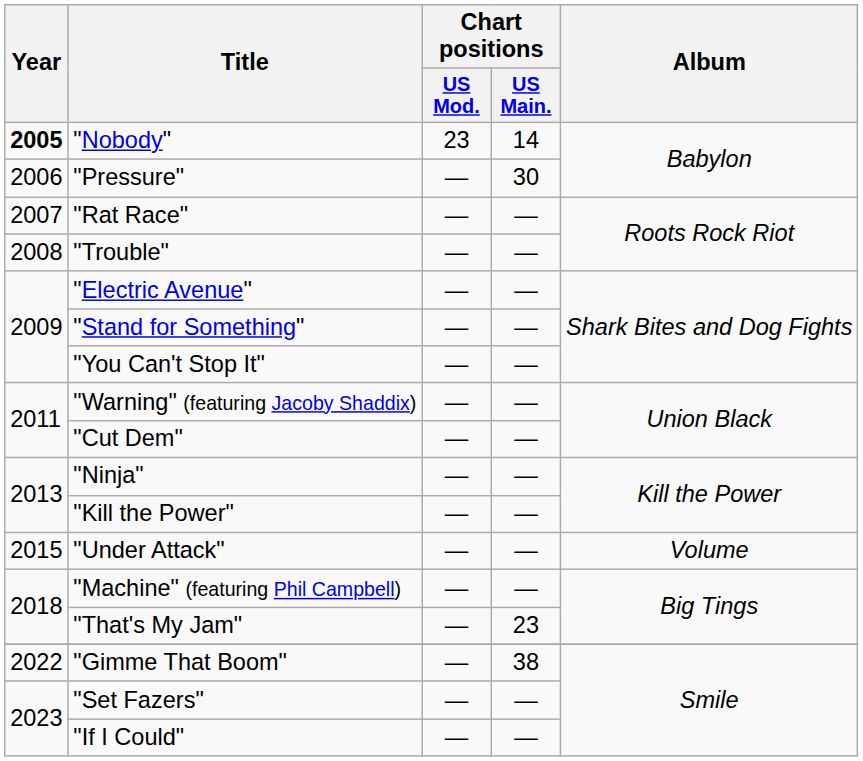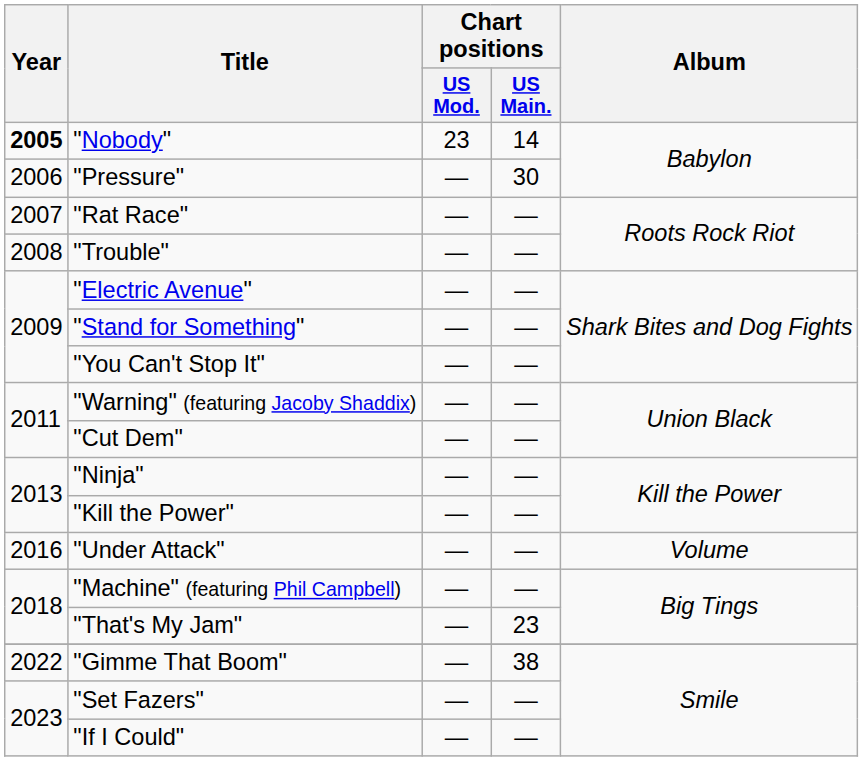(36, 550) 2015 -> (36, 550) 2016
